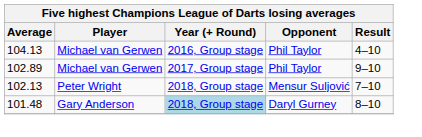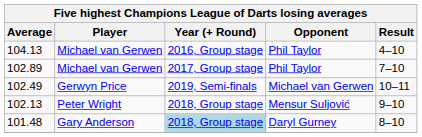(368, 68) 9–10 -> (392, 68) 7–10
+ row: (25, 86)
(368, 86) 7–10 -> (392, 104) 9–10
